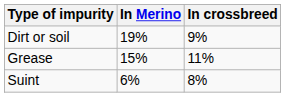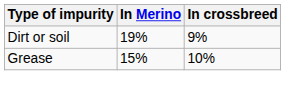(201, 59) 11% -> (201, 59) 10%
- row: (23, 80)
